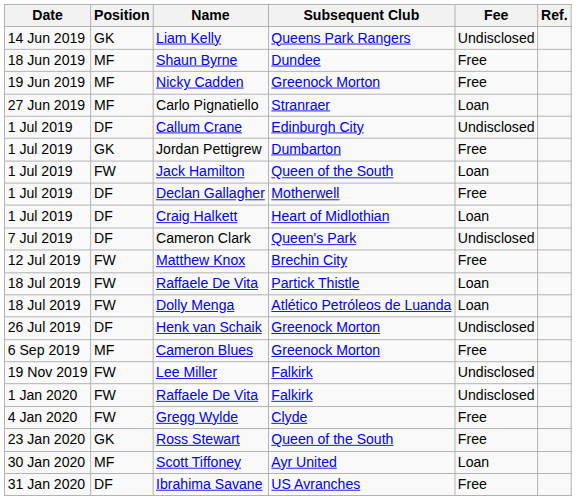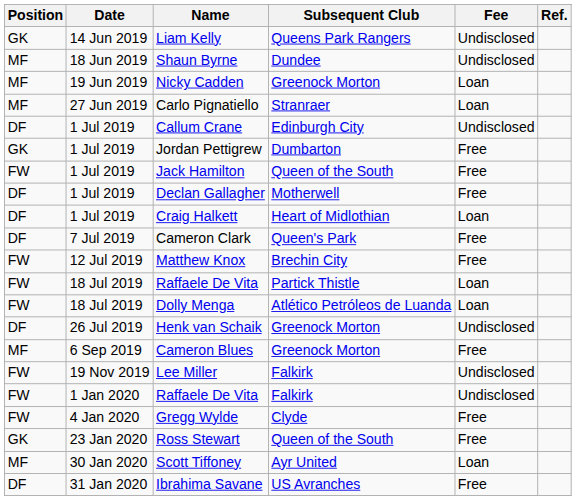columns swapped: (48, 15) <-> (122, 15)
(472, 60) Free -> (496, 60) Undisclosed
(472, 82) Free -> (474, 82) Loan
(474, 171) Loan -> (472, 171) Free
(496, 238) Undisclosed -> (472, 238) Free
